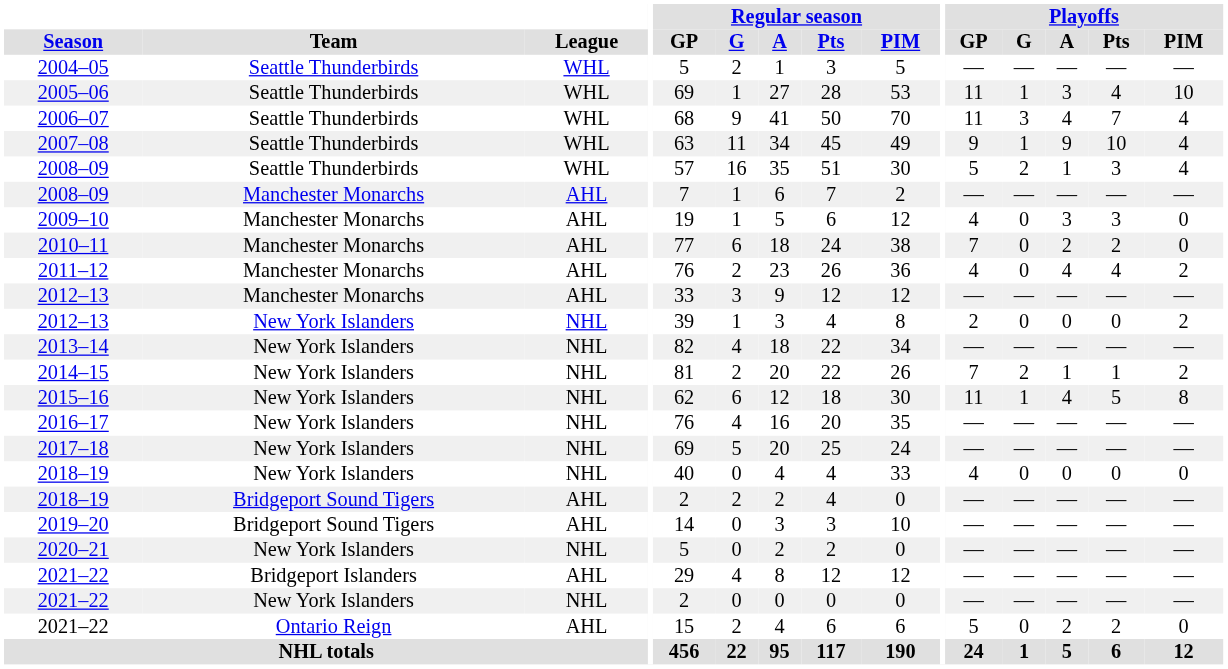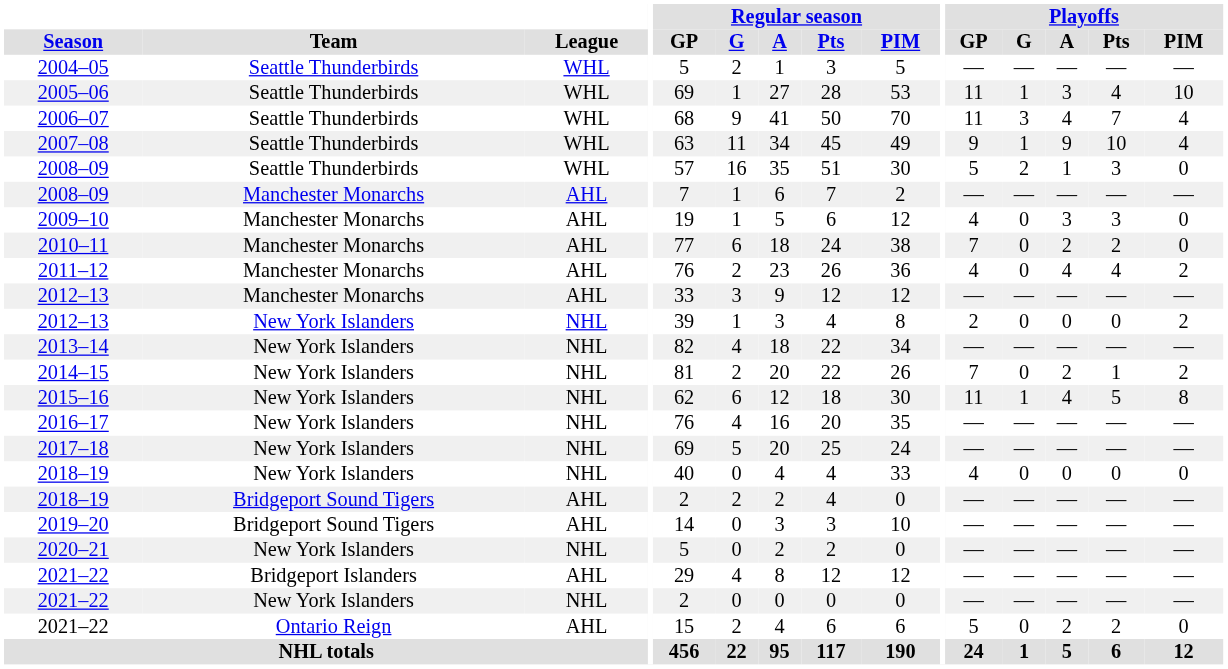(1184, 168) 4 -> (1184, 168) 0
(1024, 372) 2 -> (1024, 372) 0
(1067, 372) 1 -> (1067, 372) 2
